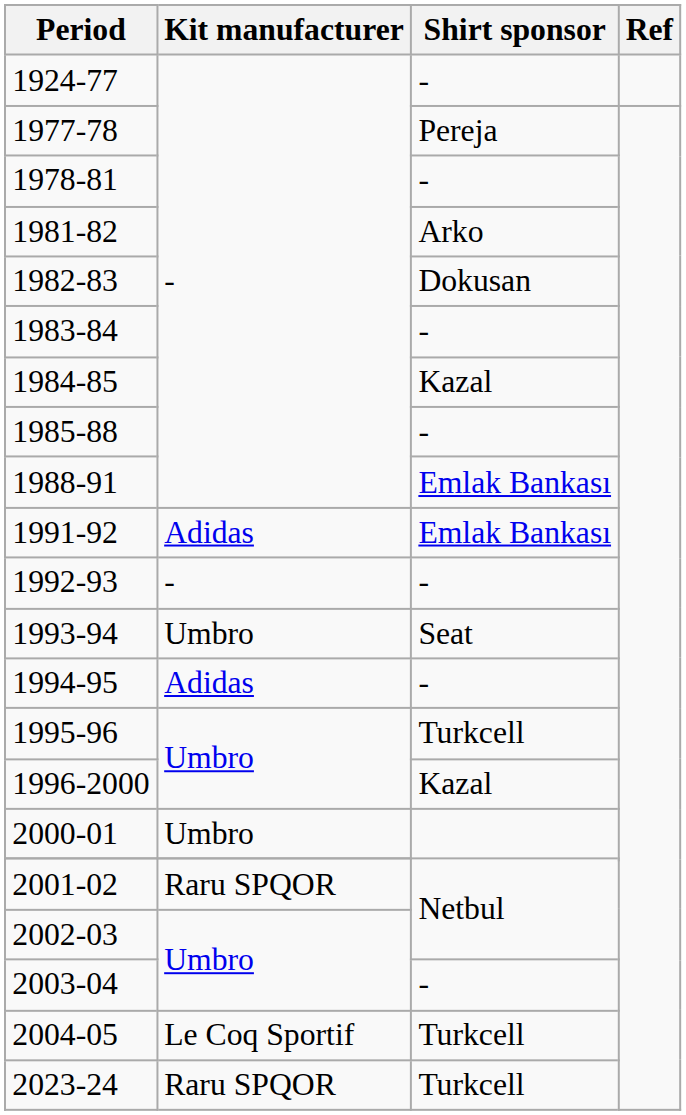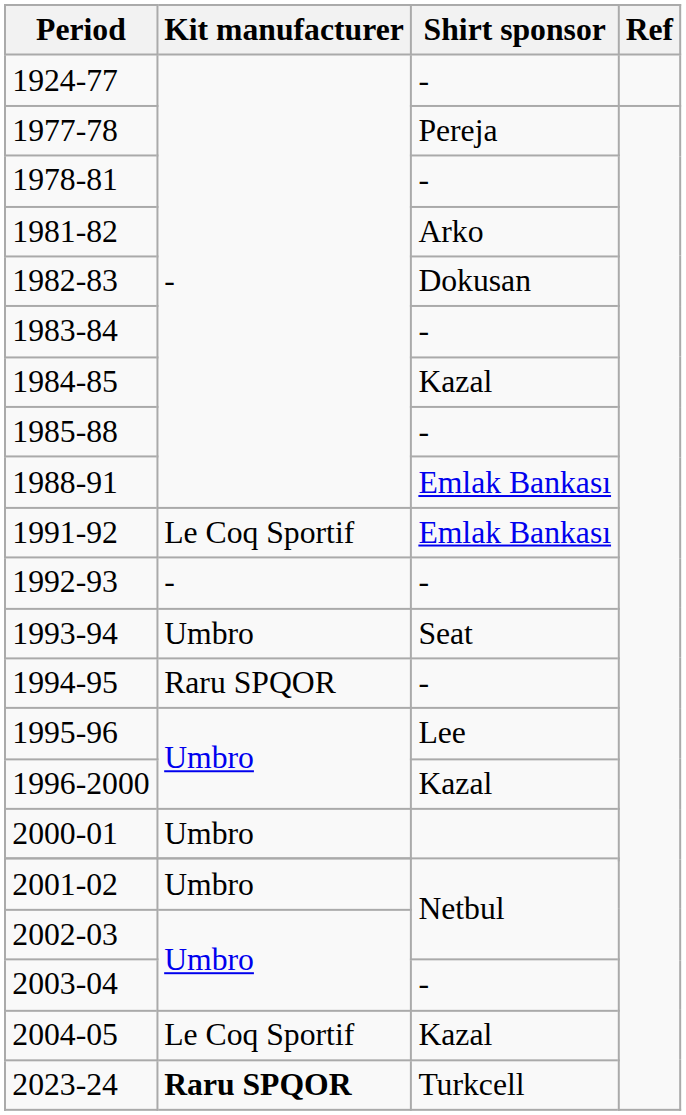(209, 532) Adidas -> (259, 532) Le Coq Sportif
(209, 682) Adidas -> (250, 682) Raru SPQOR
(471, 733) Turkcell -> (442, 733) Lee
(250, 883) Raru SPQOR -> (209, 883) Umbro
(471, 1034) Turkcell -> (455, 1034) Kazal
(250, 1084) normal -> (258, 1084) bold
